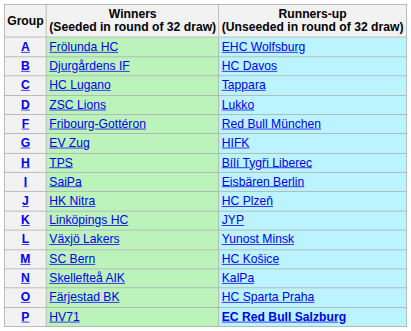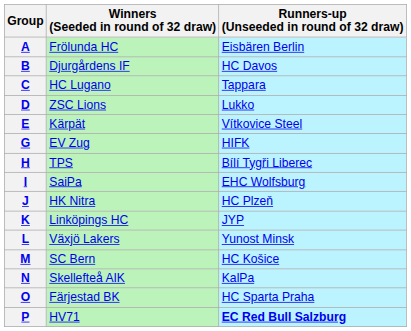(264, 47) EHC Wolfsburg -> (263, 47) Eisbären Berlin
+ row: (25, 124)
- row: (25, 124)
(263, 182) Eisbären Berlin -> (264, 182) EHC Wolfsburg
